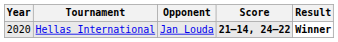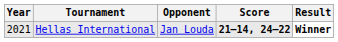(19, 29) 2020 -> (19, 29) 2021
